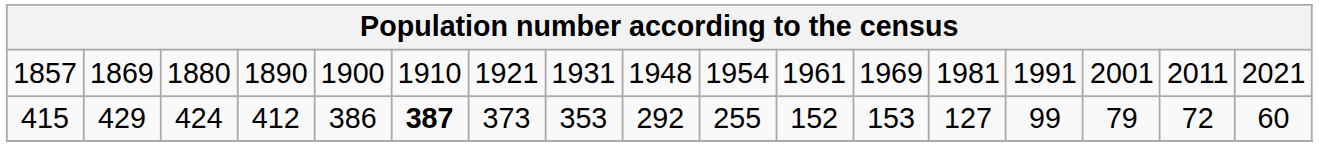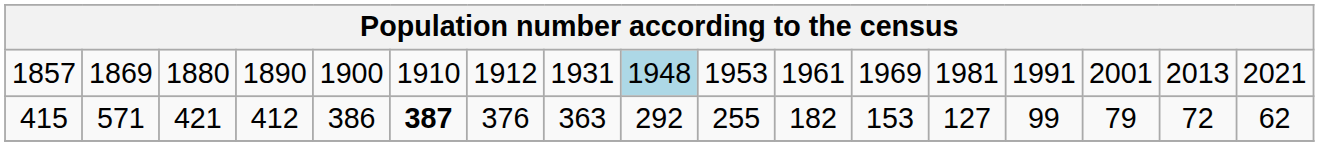(507, 72) 1921 -> (505, 72) 1912
(660, 72) no background -> (659, 72) lightblue background
(737, 72) 1954 -> (736, 72) 1953
(1198, 72) 2011 -> (1198, 72) 2013
(122, 118) 429 -> (121, 118) 571
(199, 118) 424 -> (198, 118) 421
(507, 118) 373 -> (505, 118) 376
(583, 118) 353 -> (582, 118) 363
(814, 118) 152 -> (813, 118) 182
(1274, 118) 60 -> (1275, 118) 62
